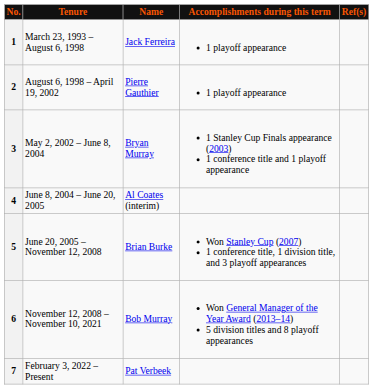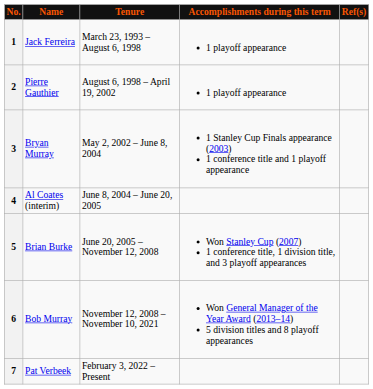columns swapped: (151, 12) <-> (73, 12)
